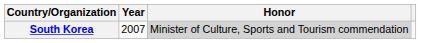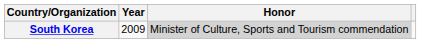(133, 30) 2007 -> (133, 30) 2009
